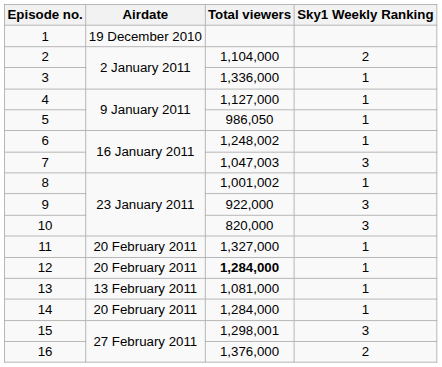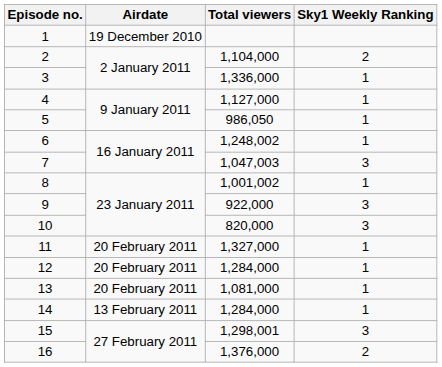(250, 267) bold -> (250, 267) normal
(145, 288) 13 February 2011 -> (145, 288) 20 February 2011
(145, 309) 20 February 2011 -> (145, 309) 13 February 2011
